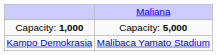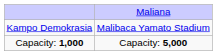rows swapped: (49, 43) <-> (49, 27)
